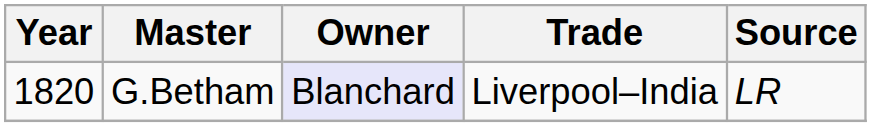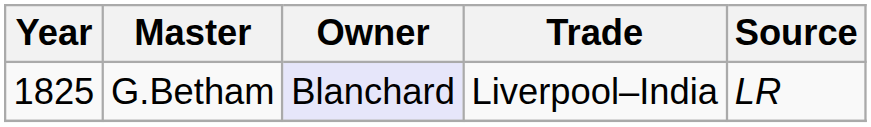(54, 90) 1820 -> (54, 90) 1825
